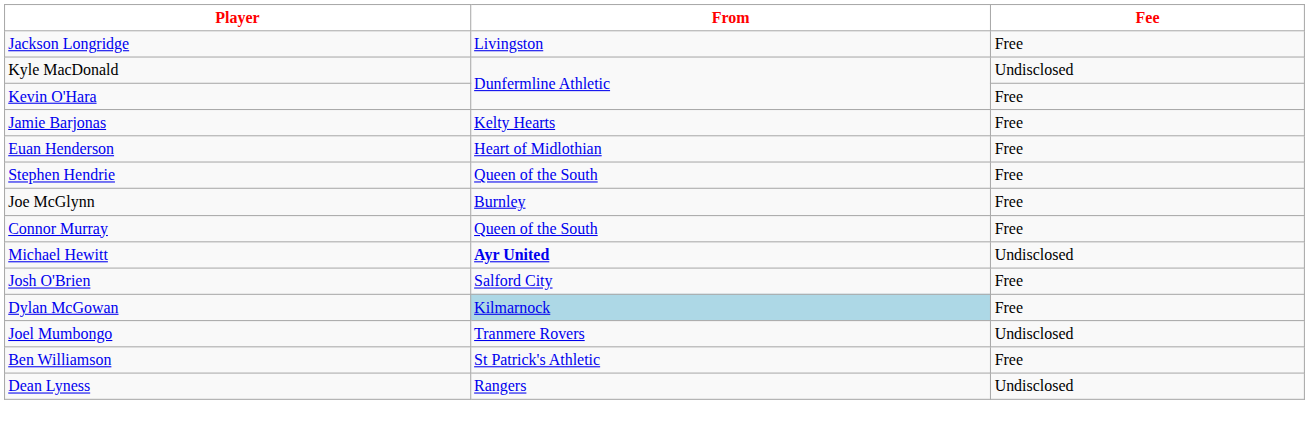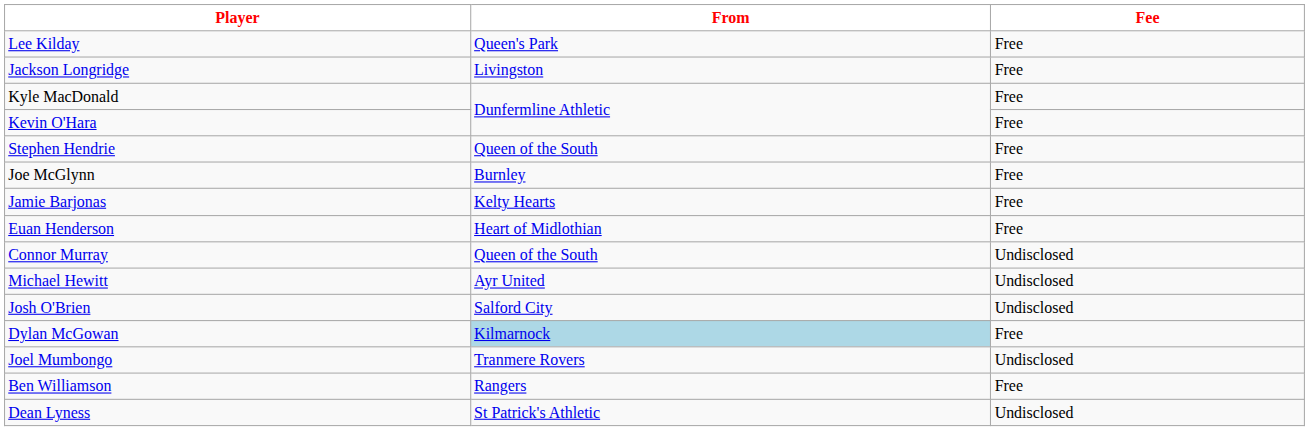+ row: (44, 44)
(1034, 70) Undisclosed -> (1009, 96) Free
rows swapped: (57, 123) <-> (62, 175)
rows swapped: (61, 149) <-> (51, 202)
(1009, 228) Free -> (1034, 254) Undisclosed
(512, 254) bold -> (509, 281) normal
(1009, 281) Free -> (1034, 307) Undisclosed
(537, 359) St Patrick's Athletic -> (500, 386) Rangers
(500, 386) Rangers -> (537, 412) St Patrick's Athletic
